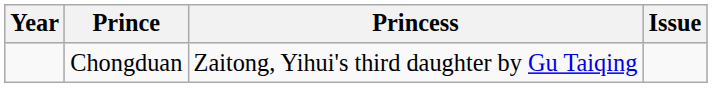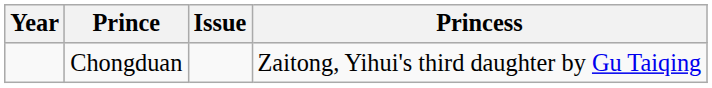columns swapped: (415, 23) <-> (675, 23)
